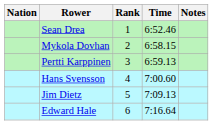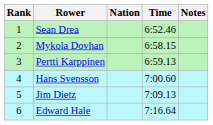columns swapped: (128, 12) <-> (22, 12)
